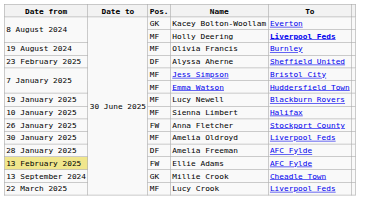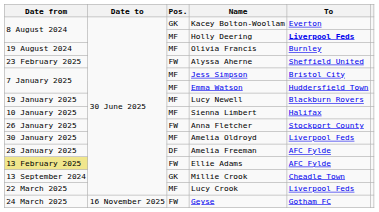(154, 62) DF -> (173, 62) FW
+ row: (203, 201)
